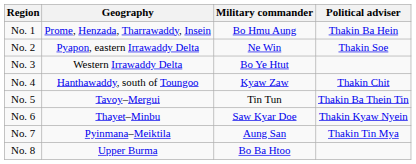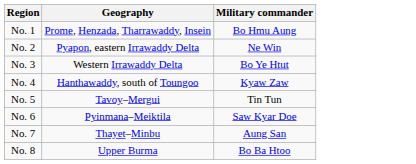- column: (363, 13)
(128, 116) Thayet–Minbu -> (128, 116) Pyinmana–Meiktila
(128, 133) Pyinmana–Meiktila -> (128, 133) Thayet–Minbu
